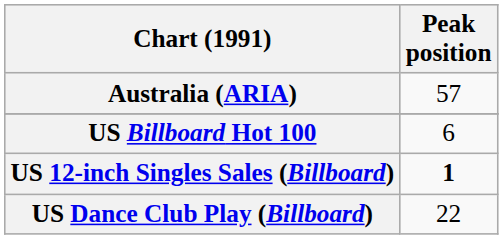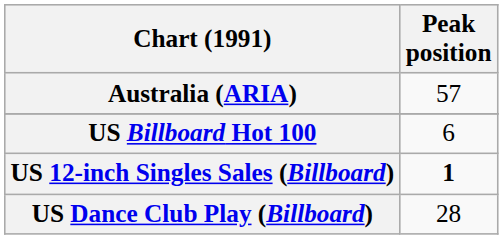(449, 213) 22 -> (449, 213) 28
